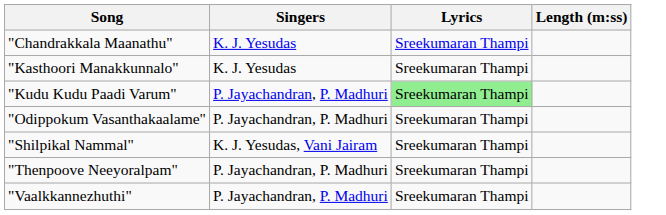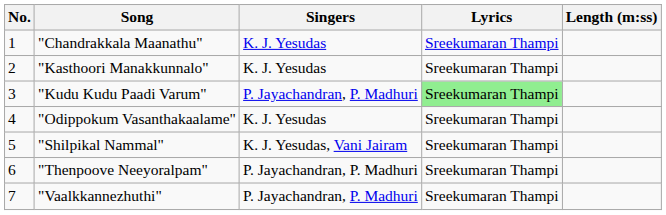+ column: (20, 17)
(300, 119) P. Jayachandran, P. Madhuri -> (285, 119) K. J. Yesudas
